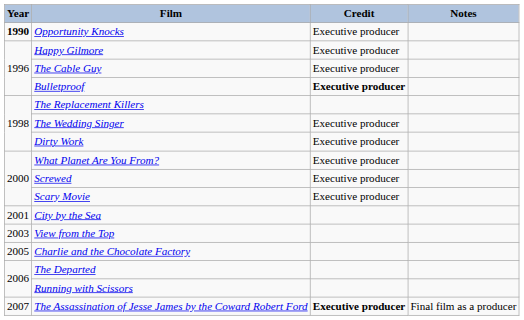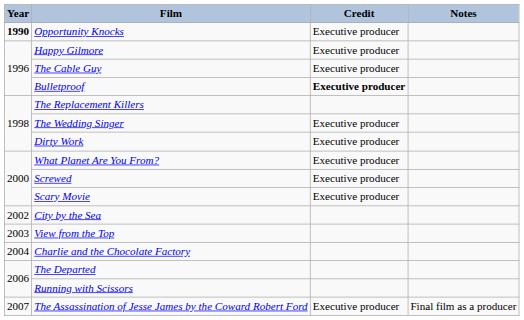(18, 215) 2001 -> (18, 215) 2002
(18, 251) 2005 -> (18, 251) 2004
(359, 306) bold -> (356, 306) normal
